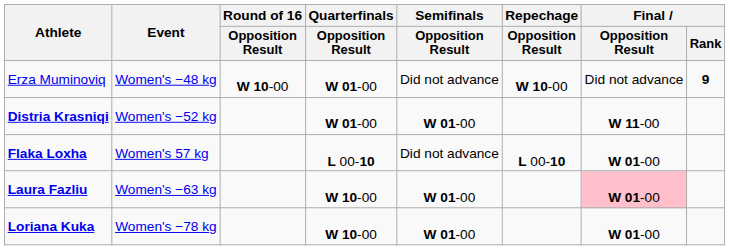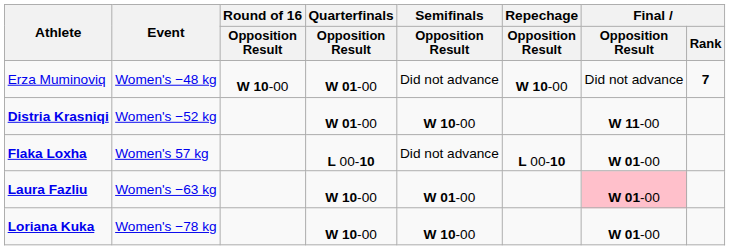(706, 80) 9 -> (706, 80) 7
(449, 124) W 01-00 -> (449, 124) W 10-00
(449, 234) W 01-00 -> (449, 234) W 10-00
